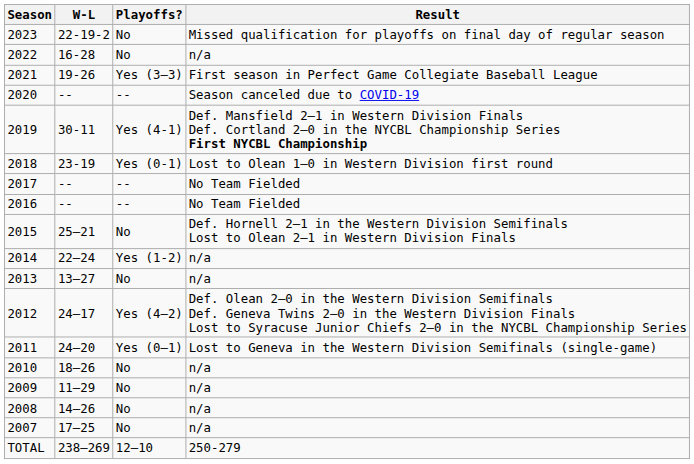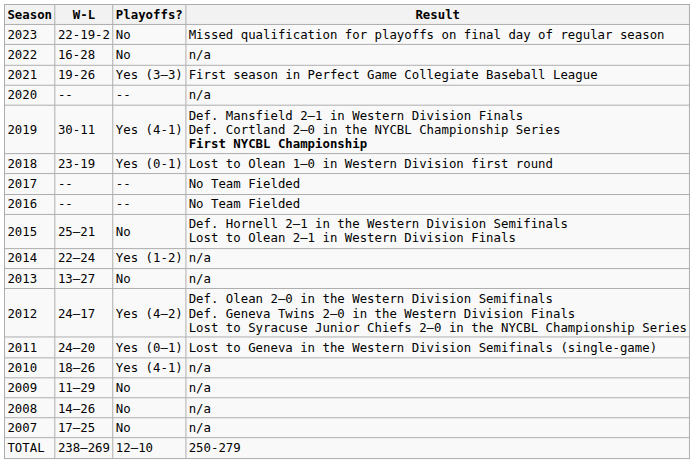(304, 95) Season canceled due to COVID-19 -> (200, 95) n/a
(123, 368) No -> (149, 368) Yes (4-1)
